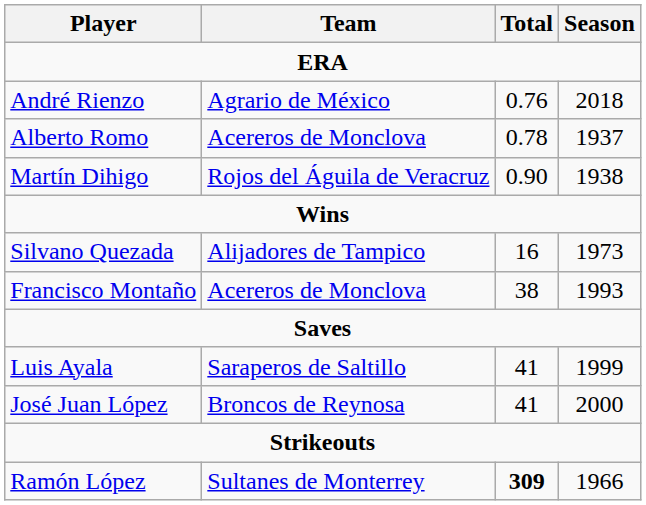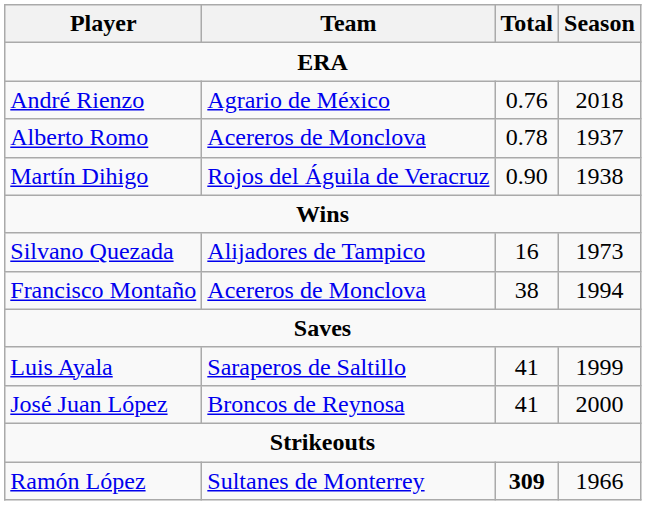(599, 289) 1993 -> (599, 289) 1994
